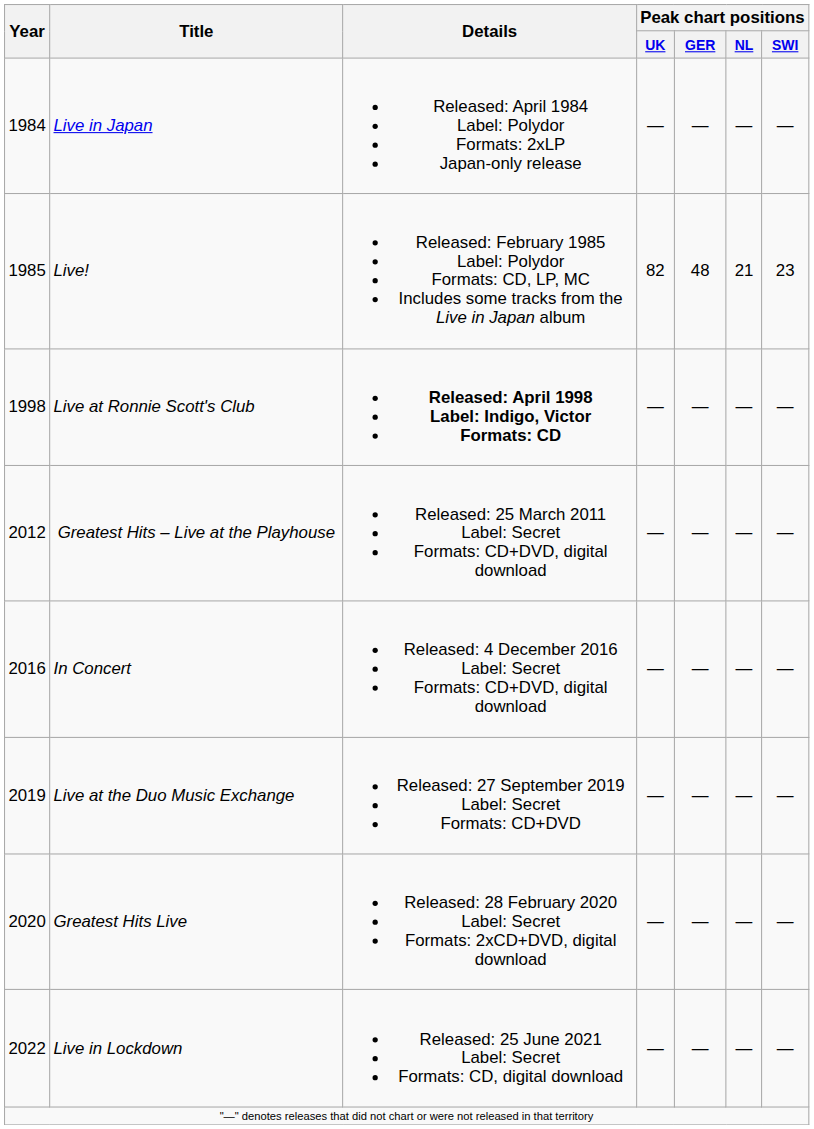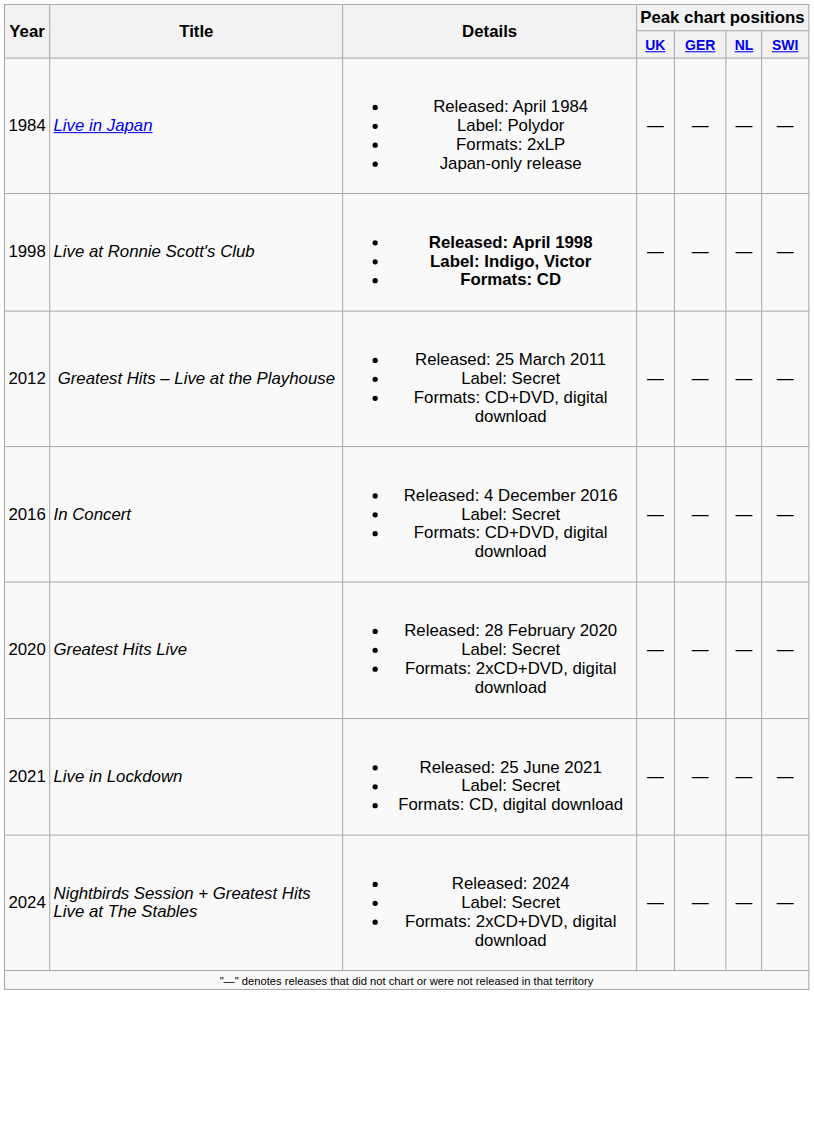- row: (71, 271)
- row: (174, 795)
(27, 1048) 2022 -> (27, 776) 2021
+ row: (182, 902)
